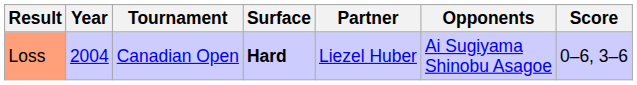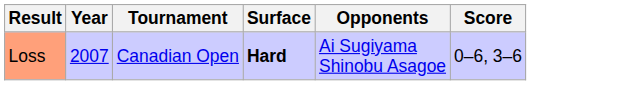- column: (368, 18)
(89, 55) 2004 -> (89, 55) 2007
